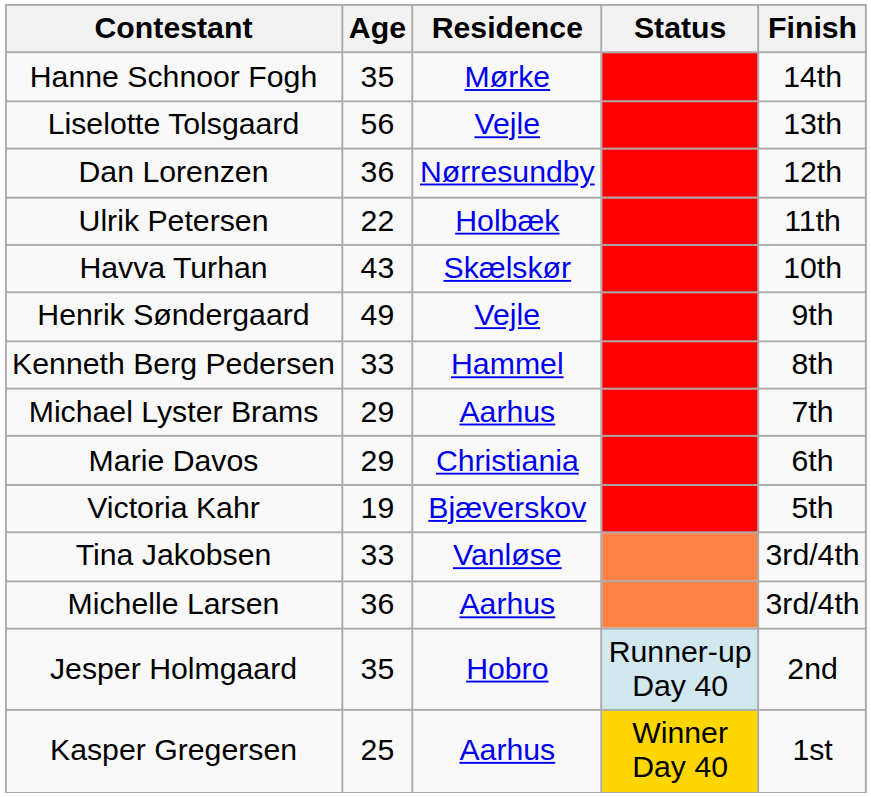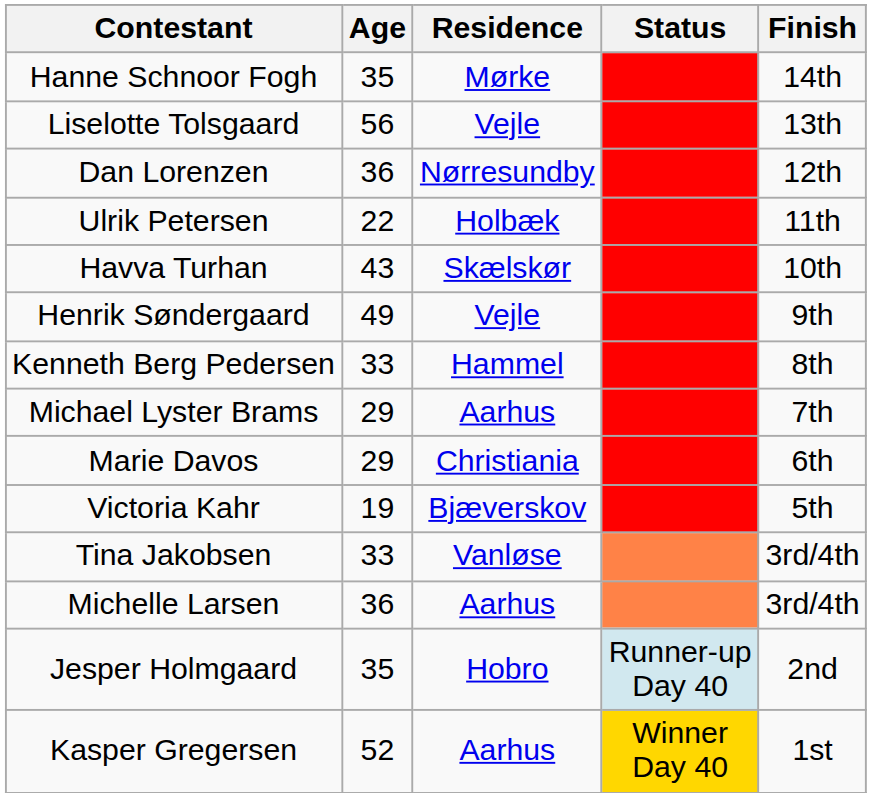(377, 750) 25 -> (377, 750) 52
